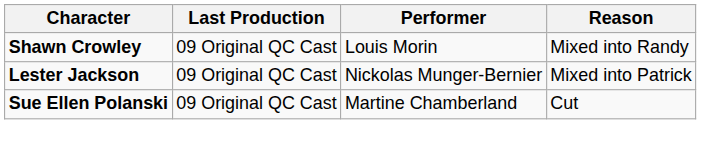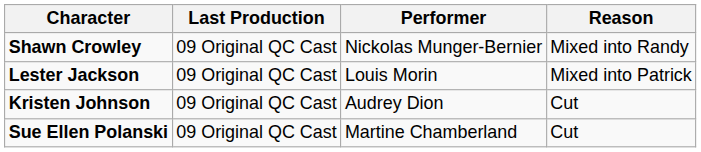(391, 47) Louis Morin -> (444, 47) Nickolas Munger-Bernier
(444, 75) Nickolas Munger-Bernier -> (391, 75) Louis Morin
+ row: (79, 103)
